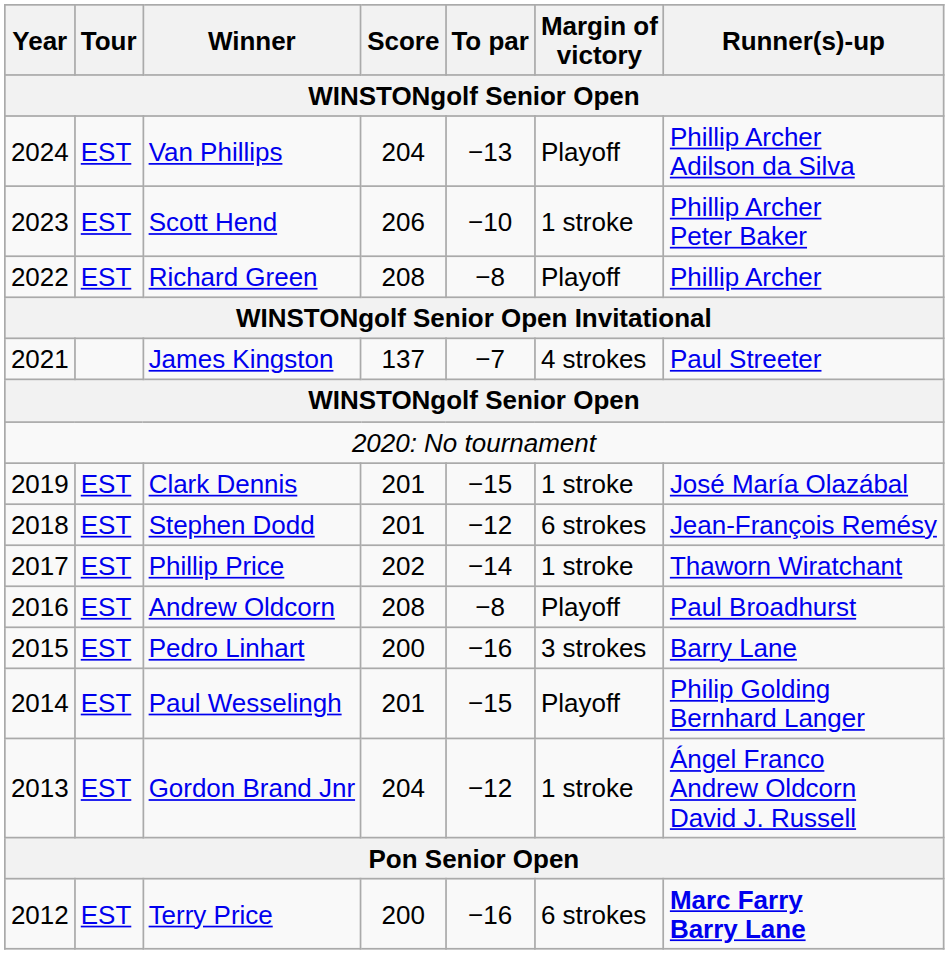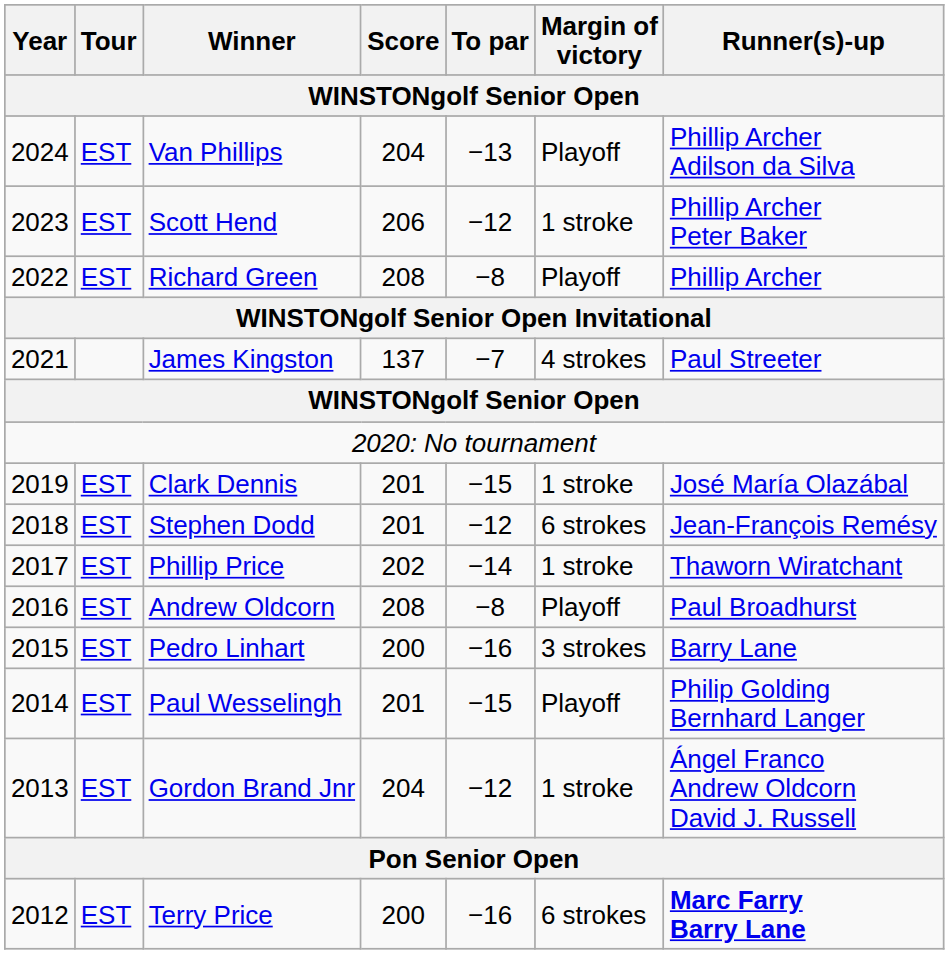(490, 222) −10 -> (490, 222) −12
